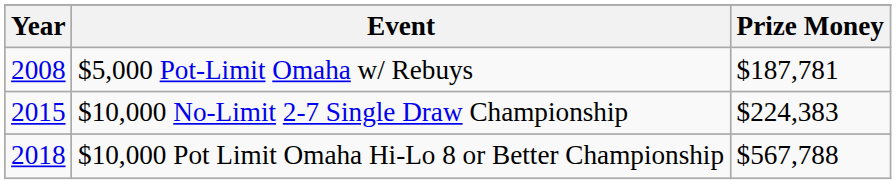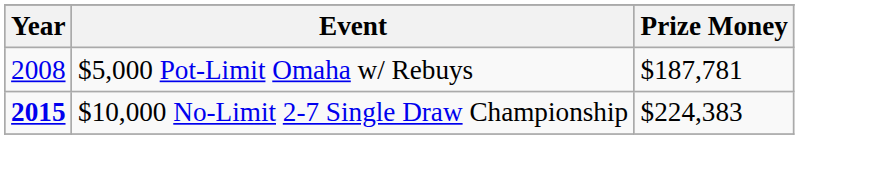(38, 112) normal -> (38, 112) bold
- row: (401, 155)
